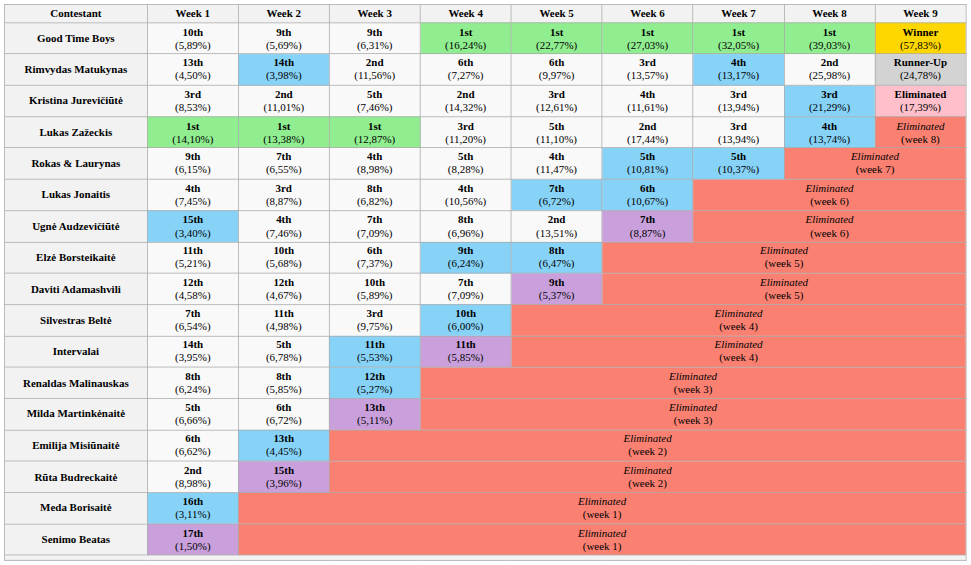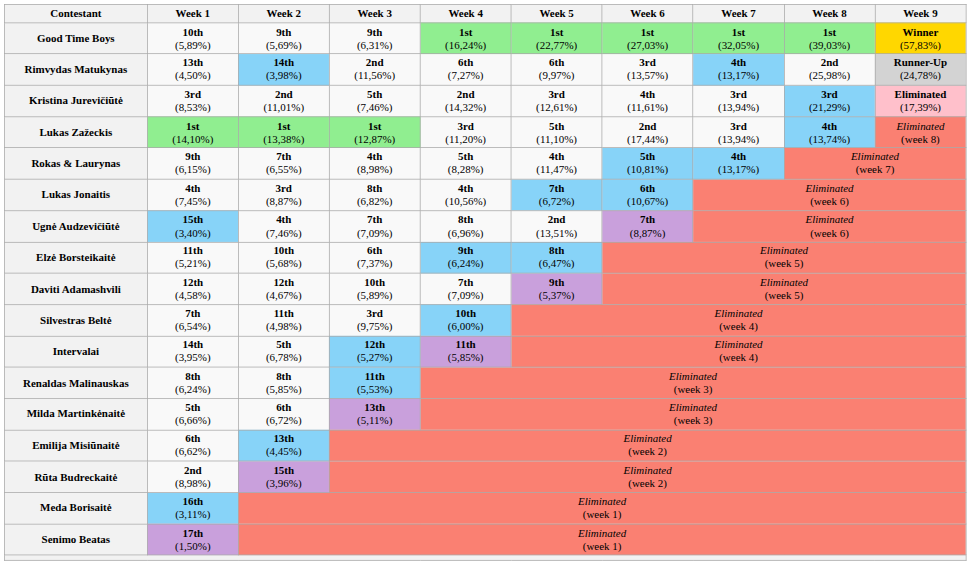(739, 163) 5th (10,37%) -> (739, 163) 4th (13,17%)
(375, 351) 11th (5,53%) -> (375, 351) 12th (5,27%)
(375, 383) 12th (5,27%) -> (375, 383) 11th (5,53%)
